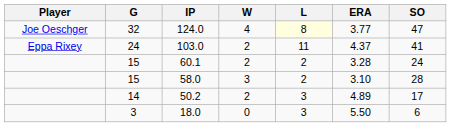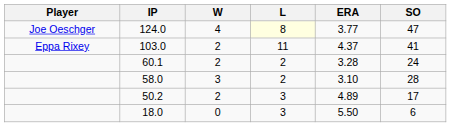- column: (134, 12)
